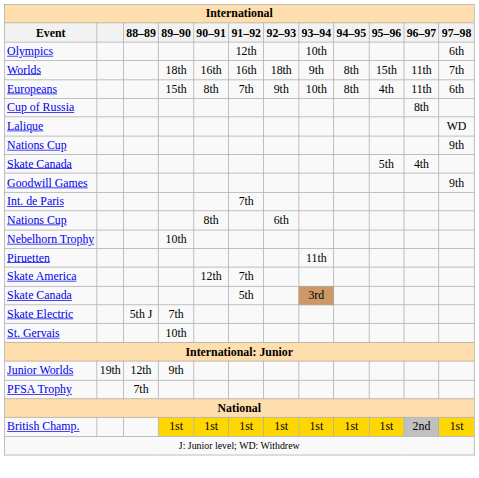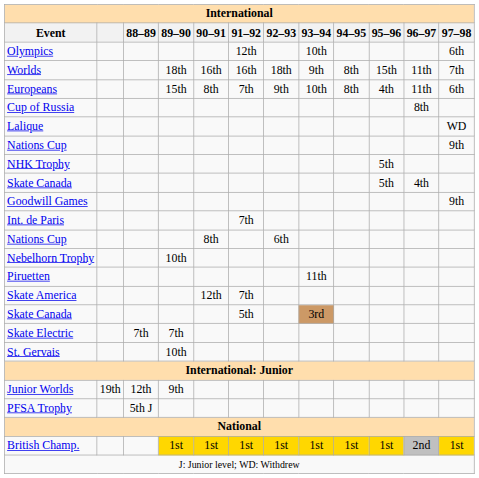+ row: (39, 164)
(141, 314) 5th J -> (141, 333) 7th
(141, 389) 7th -> (141, 408) 5th J
